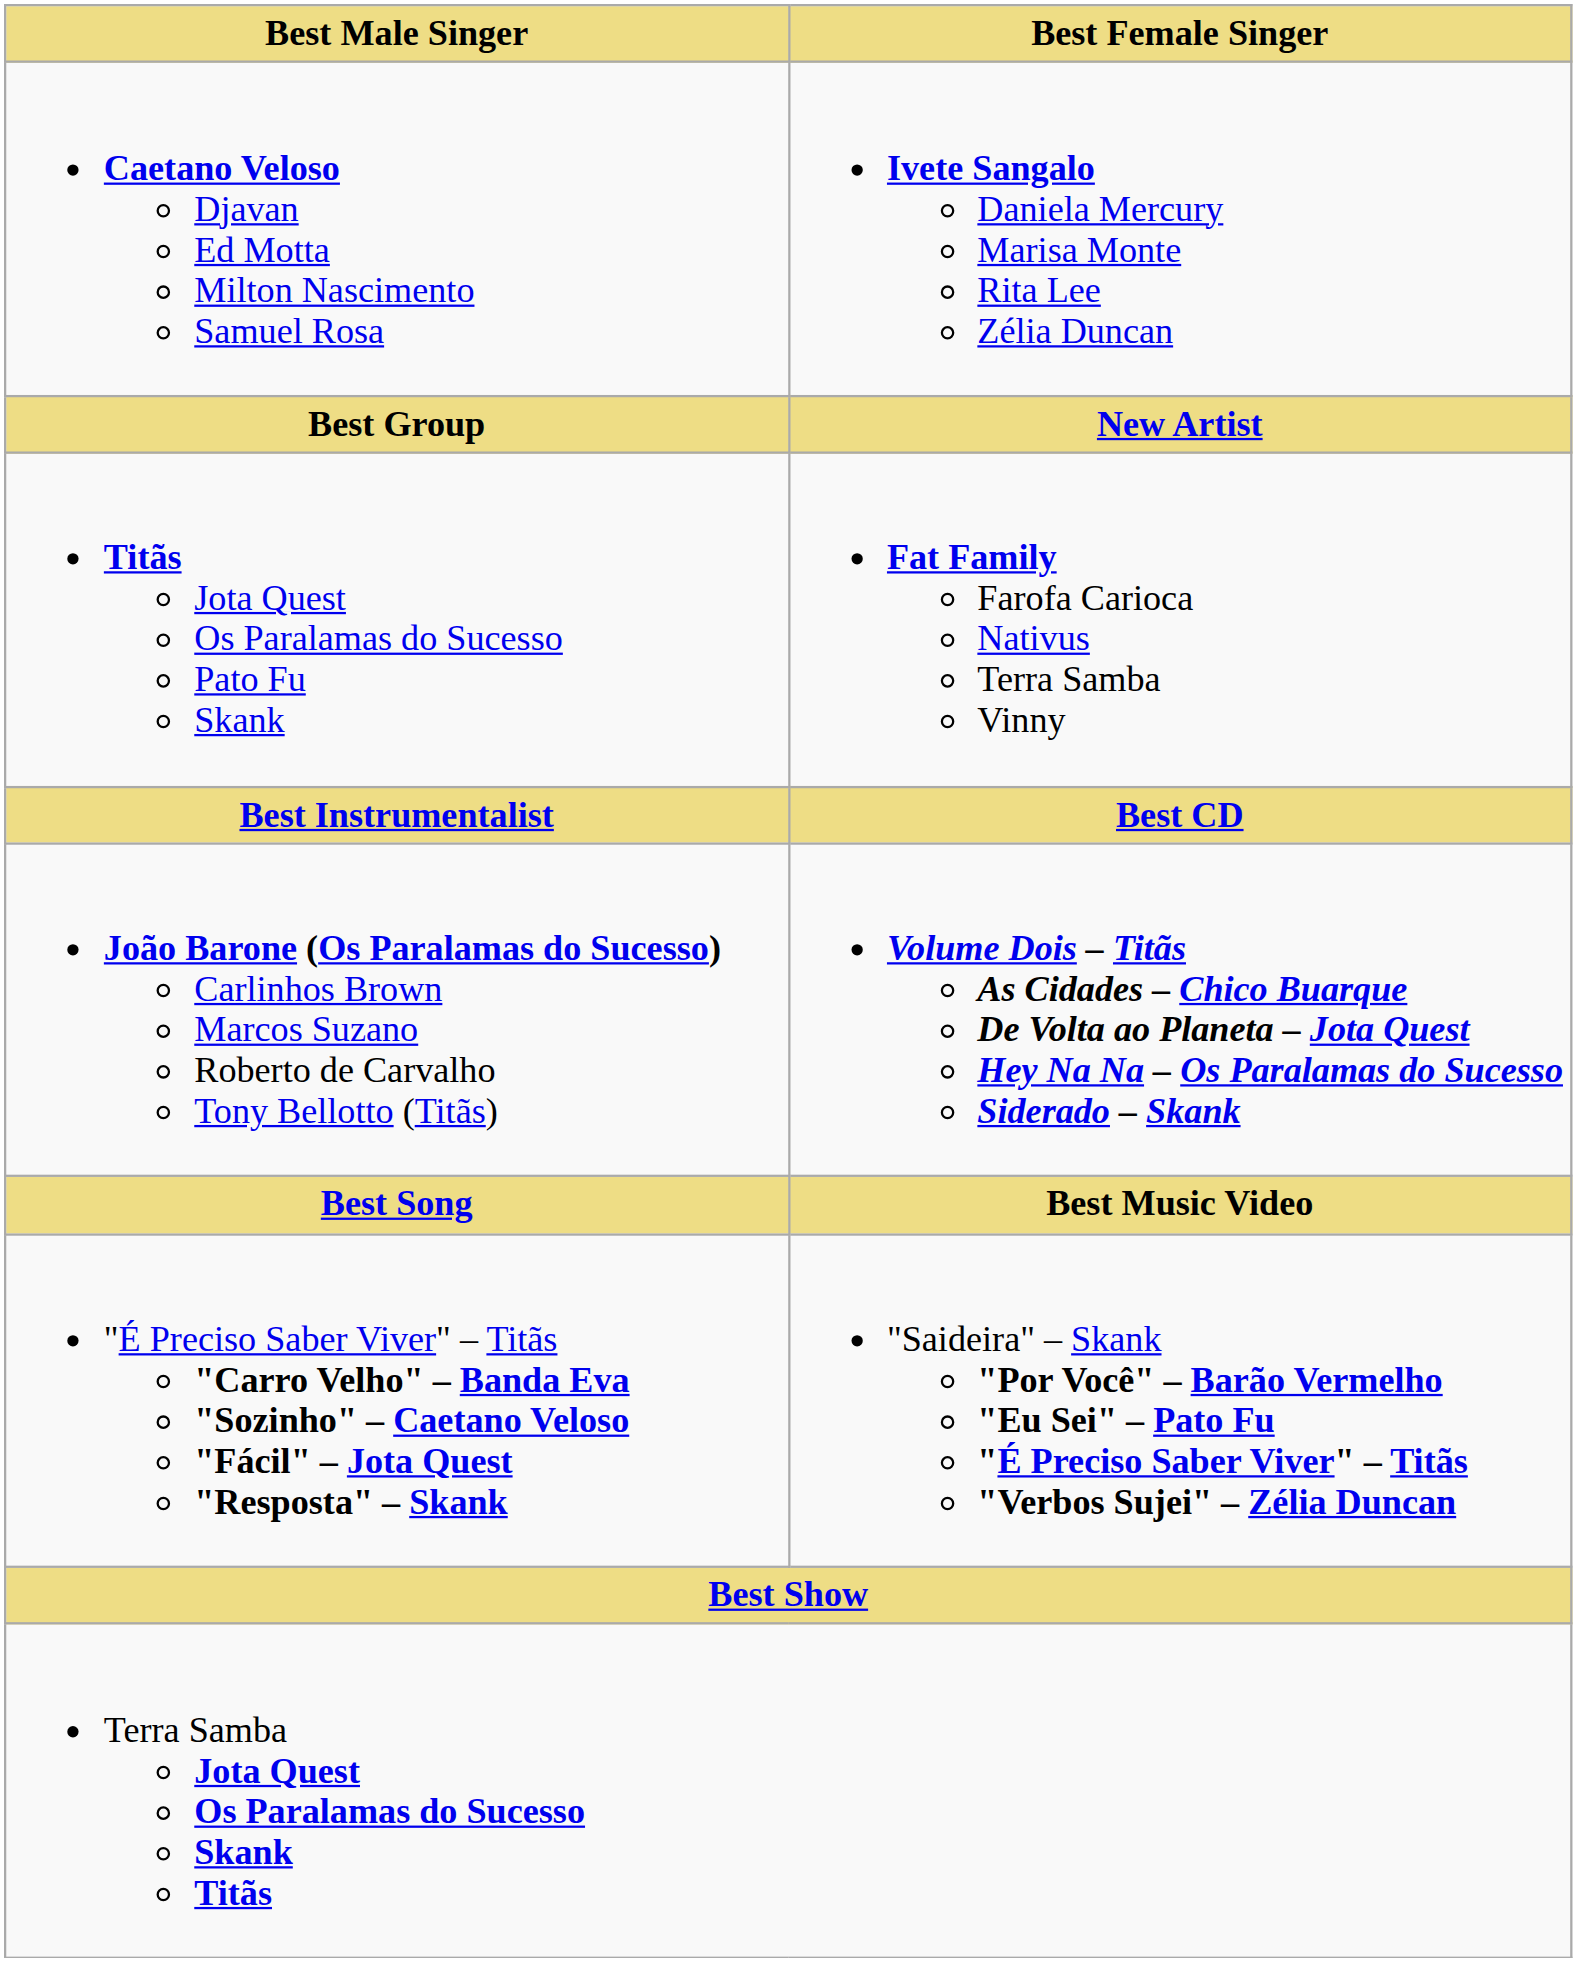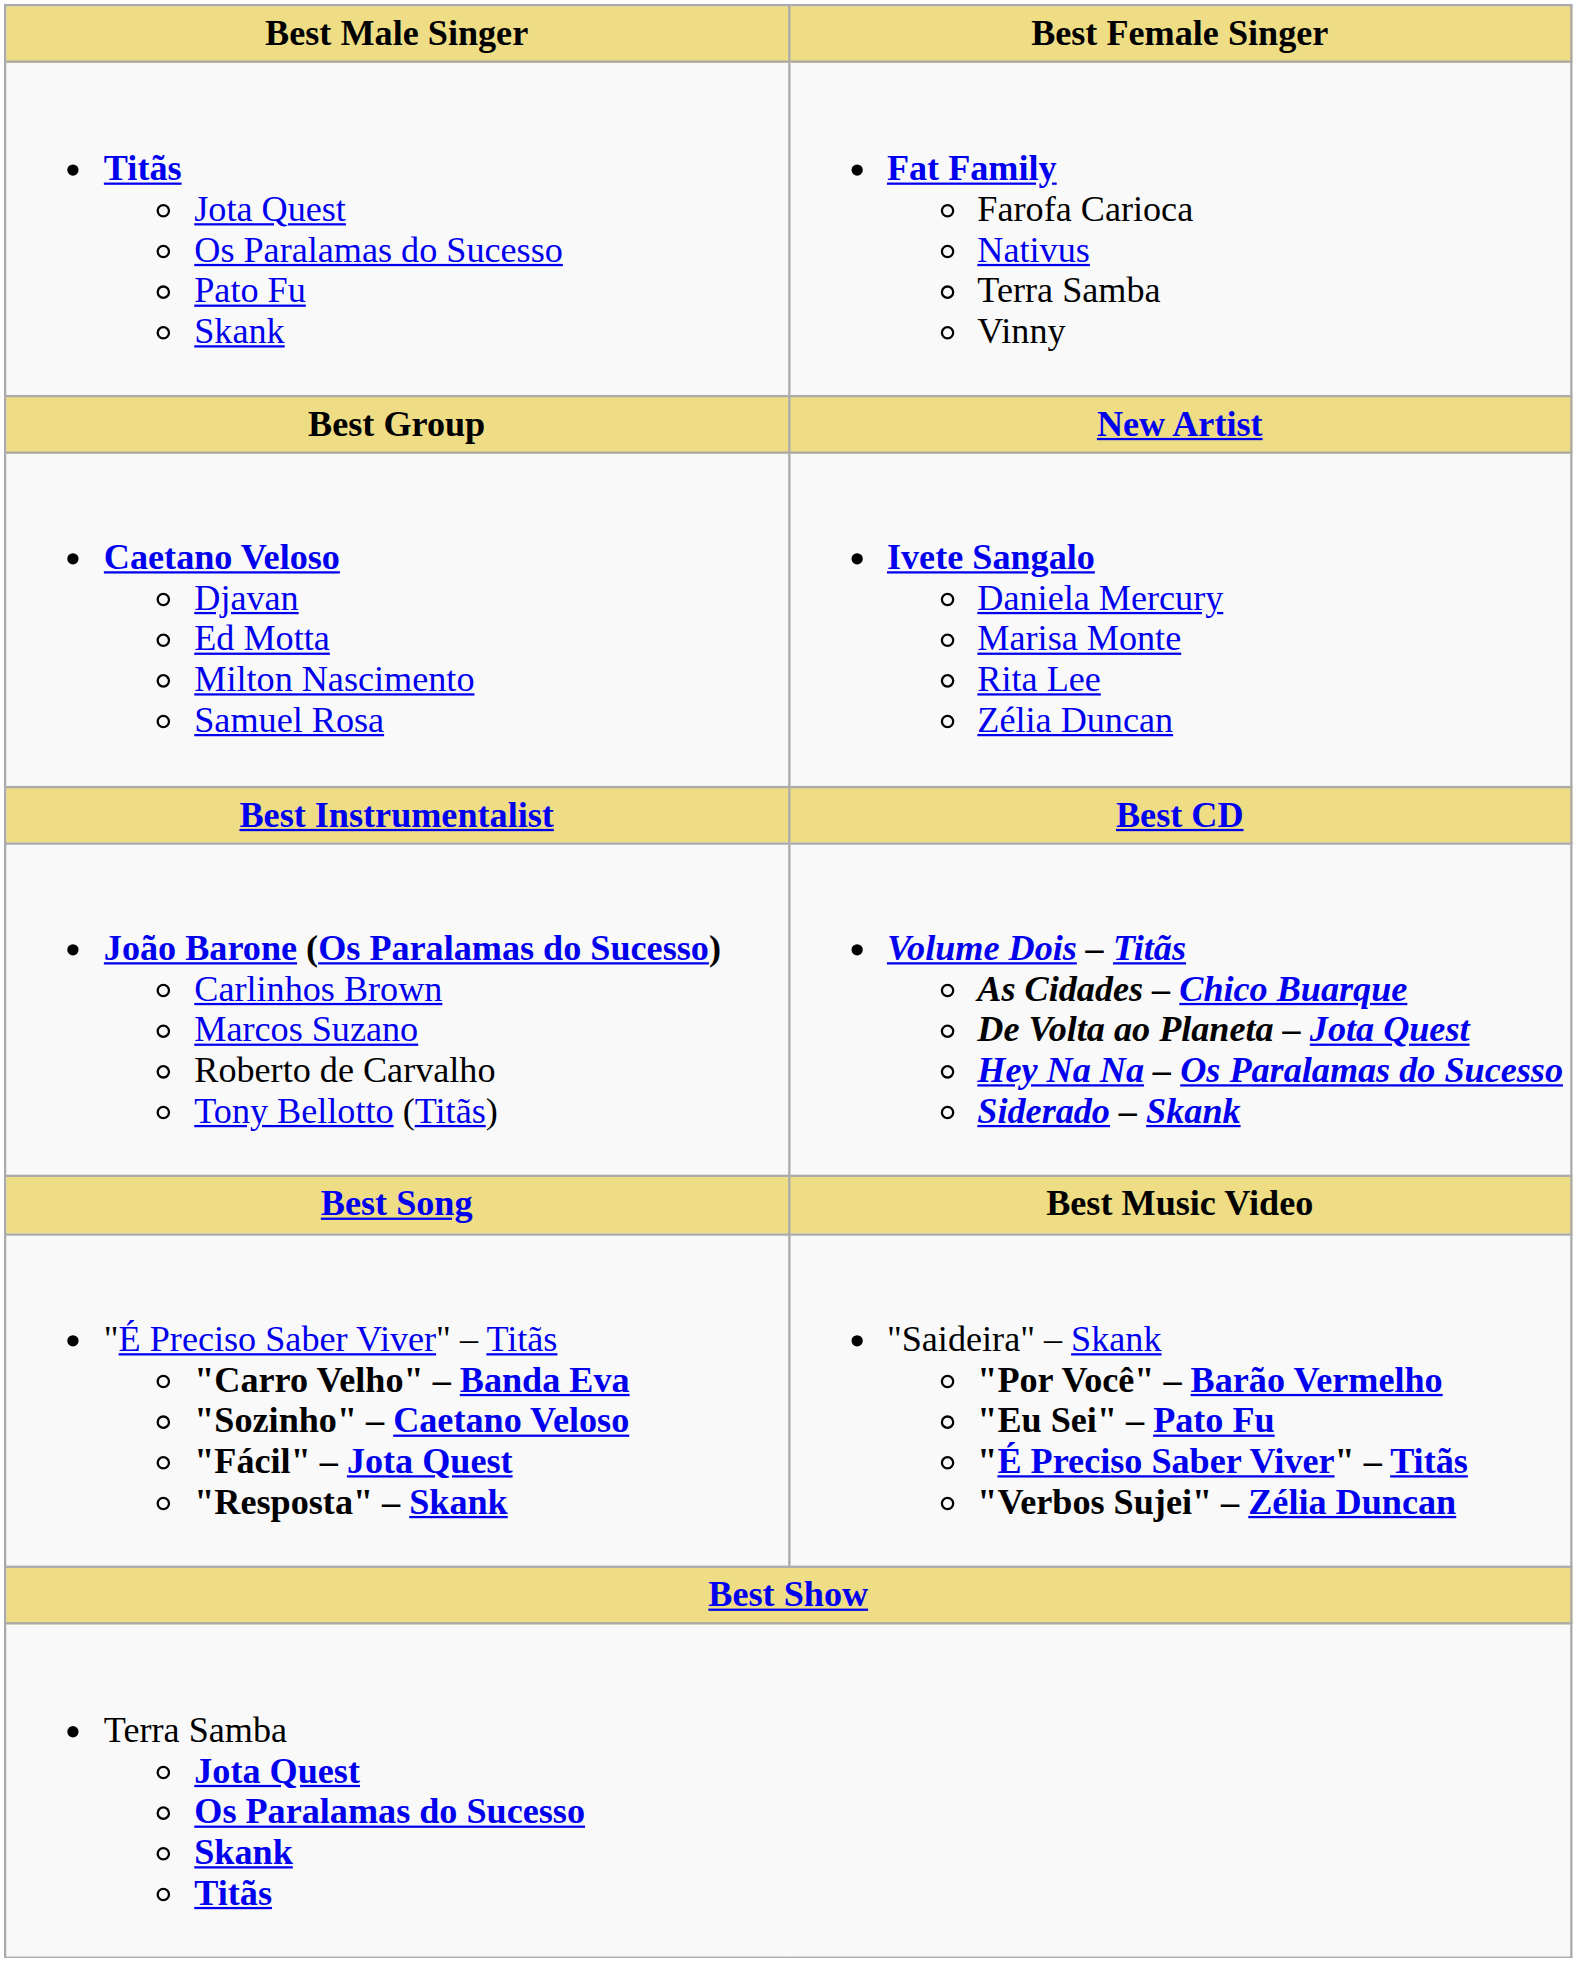rows swapped: (397, 249) <-> (397, 640)
